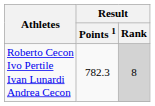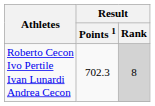(97, 73) 782.3 -> (97, 73) 702.3
